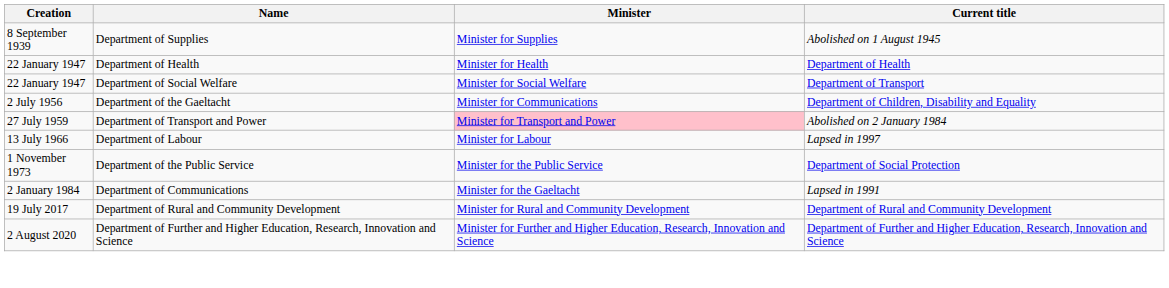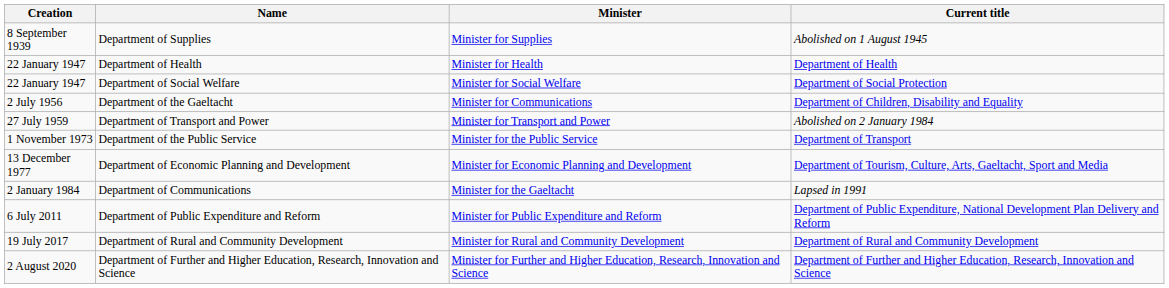(866, 83) Department of Transport -> (870, 83) Department of Social Protection
(536, 121) pink background -> (531, 121) no background
- row: (149, 139)
(883, 165) Department of Social Protection -> (853, 139) Department of Transport
+ row: (224, 165)
+ row: (209, 216)
